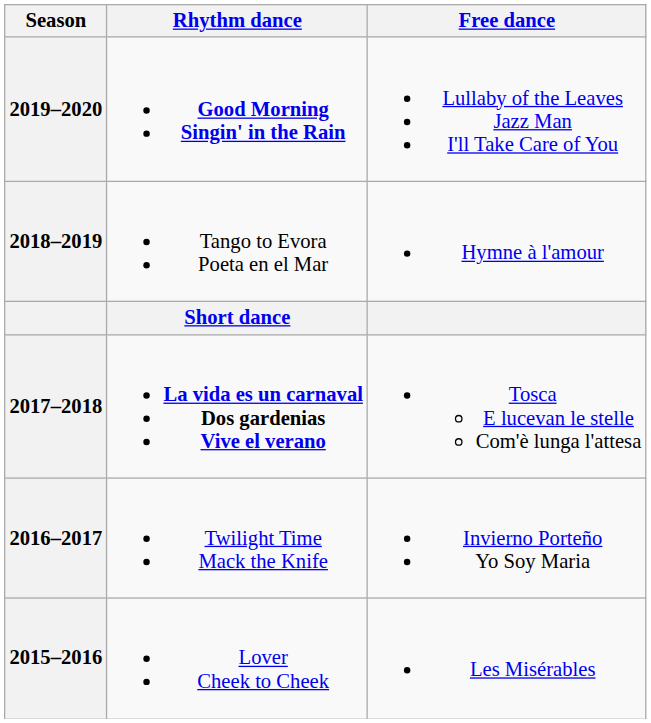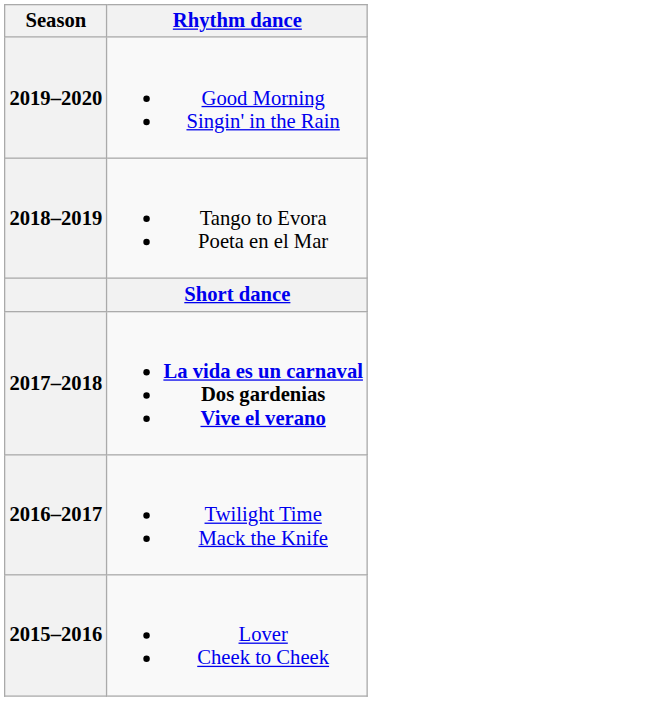- column: (507, 20)
(237, 121) bold -> (237, 109) normal
